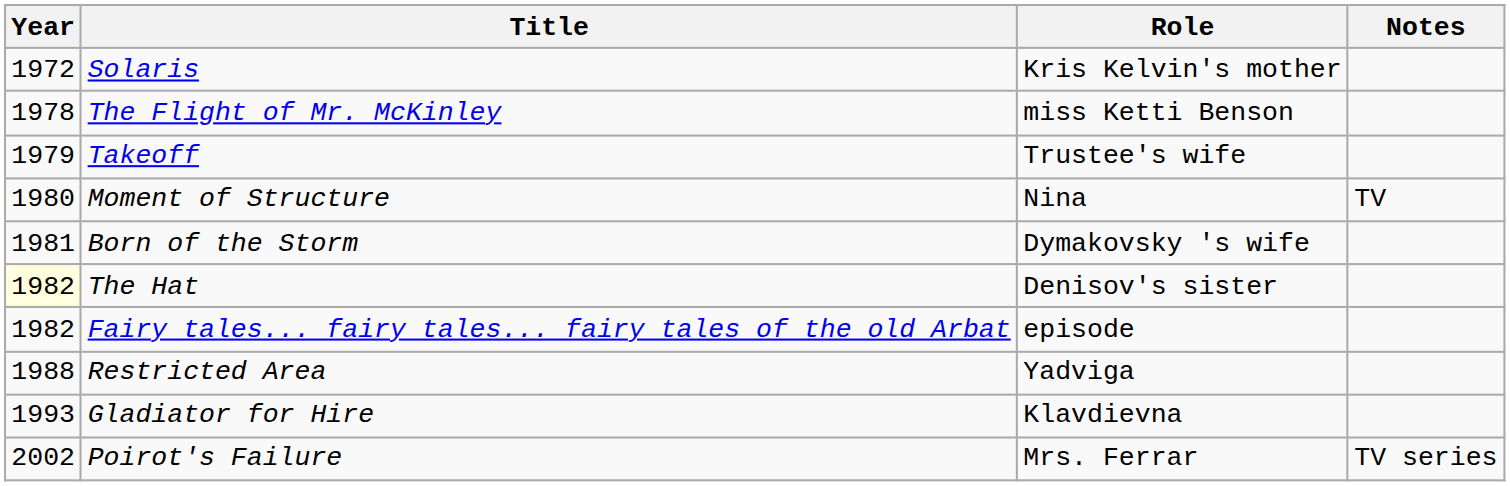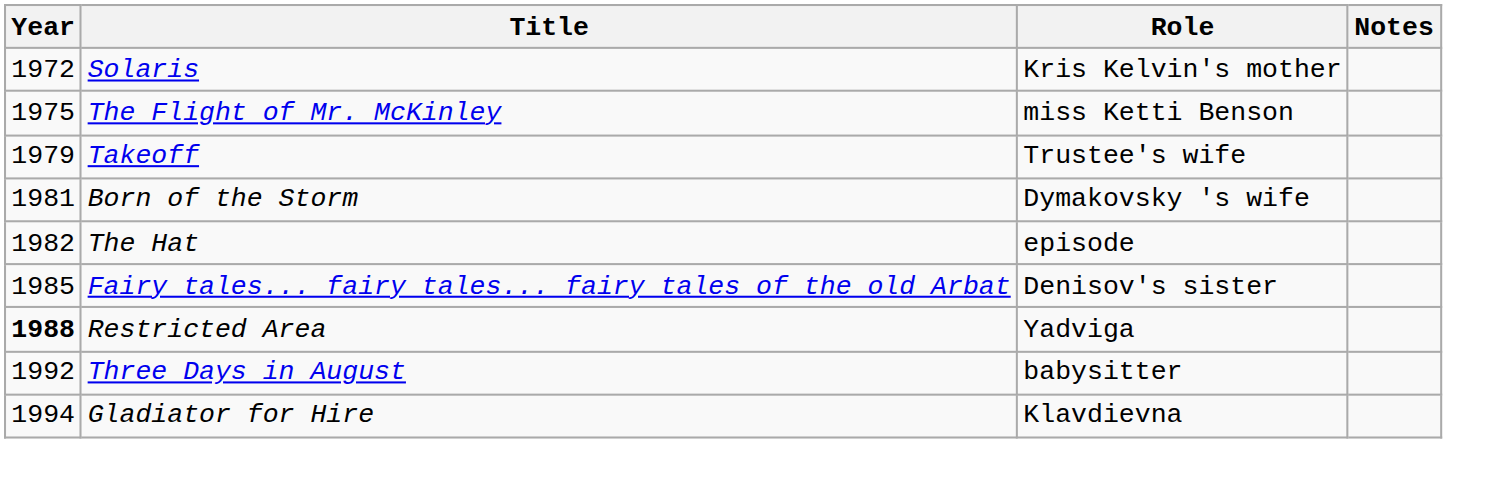(43, 113) 1978 -> (43, 113) 1975
- row: (239, 200)
(43, 286) lightyellow background -> (43, 243) no background
(1151, 286) Denisov's sister -> (1079, 243) episode
(43, 329) 1982 -> (43, 286) 1985
(1079, 329) episode -> (1151, 286) Denisov's sister
(43, 372) normal -> (43, 329) bold
+ row: (247, 372)
(43, 416) 1993 -> (43, 416) 1994
- row: (215, 459)
